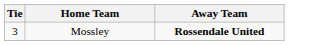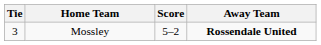+ column: (171, 13)
